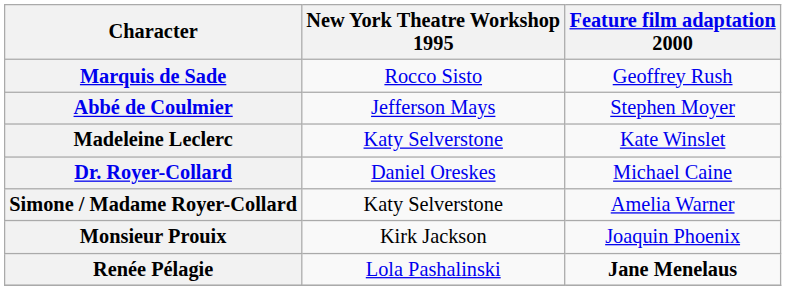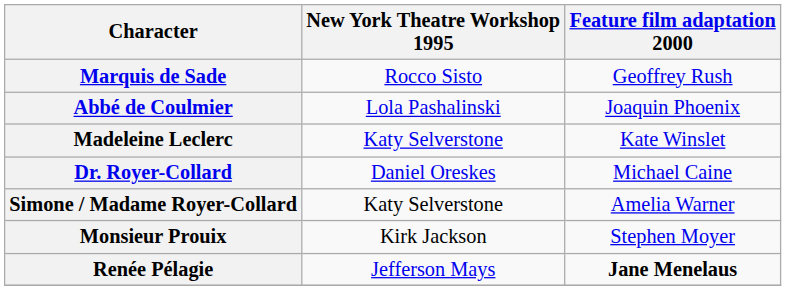(433, 107) Jefferson Mays -> (433, 107) Lola Pashalinski
(673, 107) Stephen Moyer -> (673, 107) Joaquin Phoenix
(673, 236) Joaquin Phoenix -> (673, 236) Stephen Moyer
(433, 269) Lola Pashalinski -> (433, 269) Jefferson Mays
